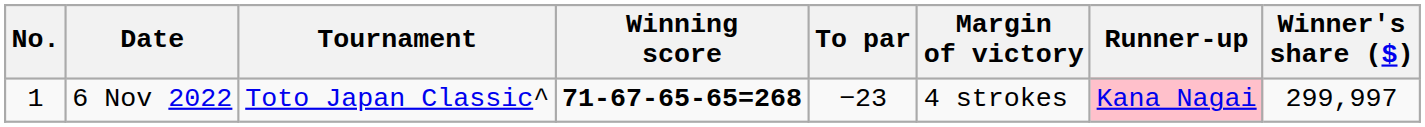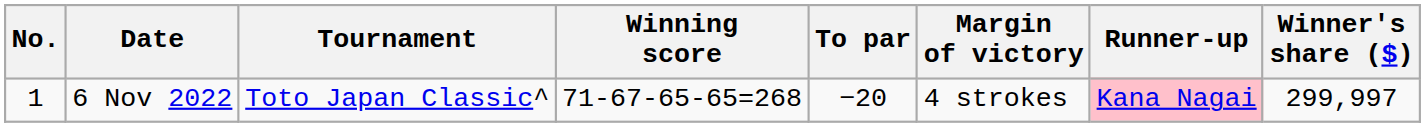(682, 100) bold -> (682, 100) normal
(863, 100) −23 -> (863, 100) −20
